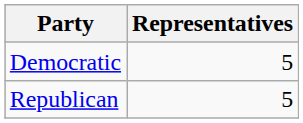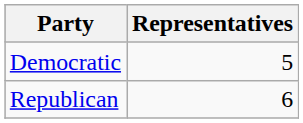(287, 99) 5 -> (287, 99) 6
